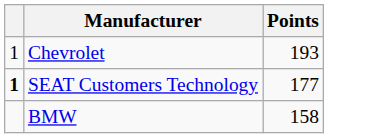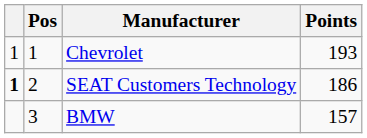+ column: (42, 20)
(304, 84) 177 -> (343, 84) 186
(304, 116) 158 -> (343, 116) 157
